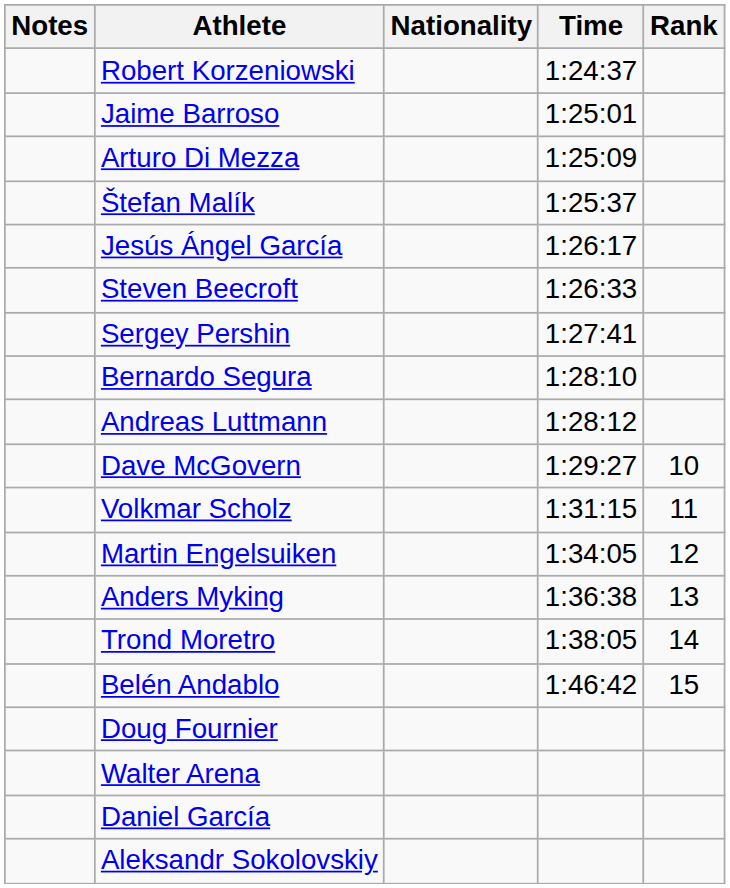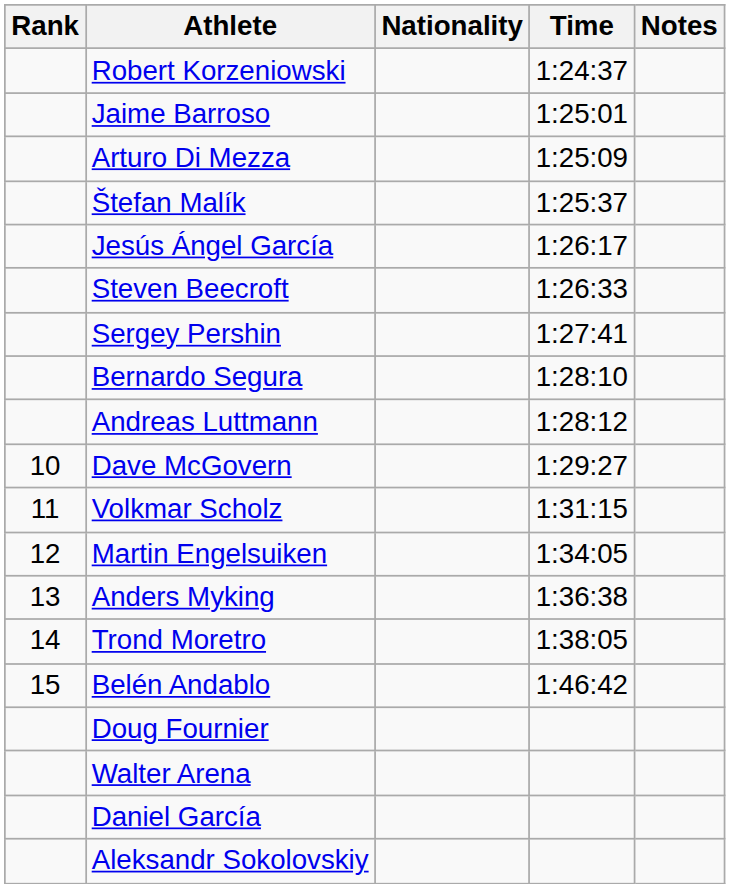columns swapped: (684, 26) <-> (50, 26)
